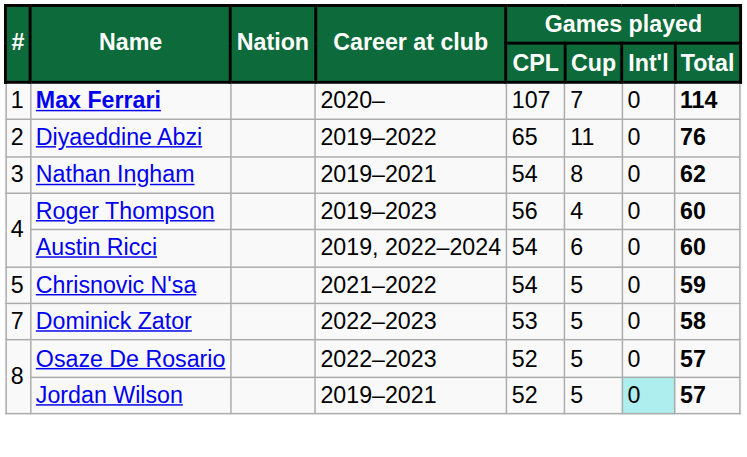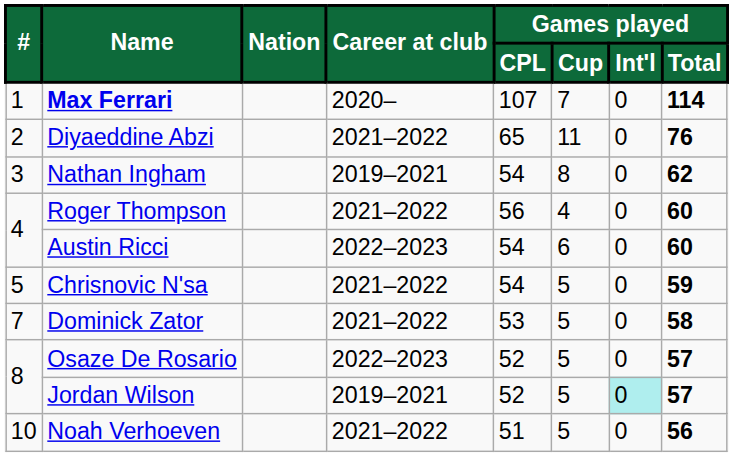(378, 137) 2019–2022 -> (390, 137) 2021–2022
(378, 211) 2019–2023 -> (390, 211) 2021–2022
(411, 248) 2019, 2022–2024 -> (390, 248) 2022–2023
(378, 321) 2022–2023 -> (390, 321) 2021–2022
+ row: (134, 431)
